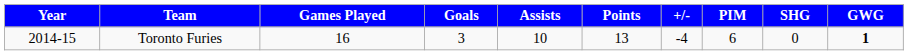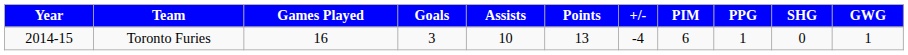+ column: (743, 15)
(866, 38) bold -> (868, 38) normal
